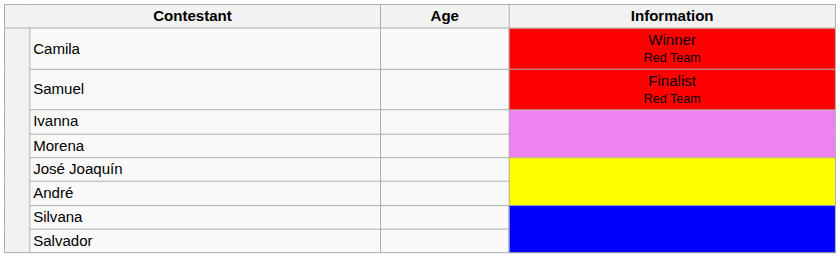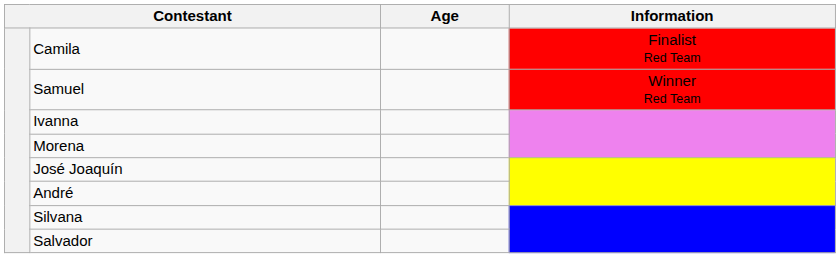(672, 48) Winner Red Team -> (672, 48) Finalist Red Team
(672, 89) Finalist Red Team -> (672, 89) Winner Red Team
